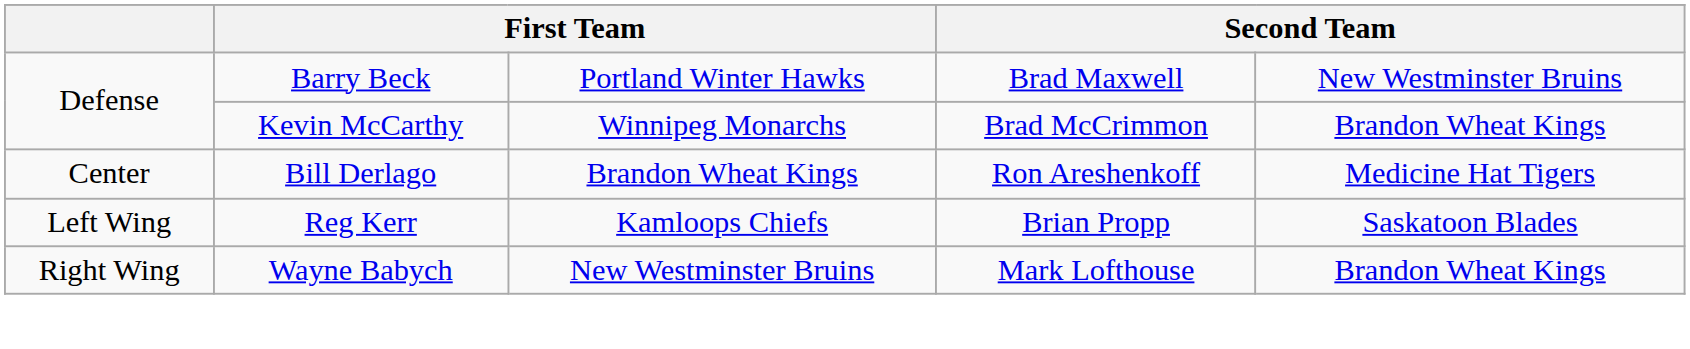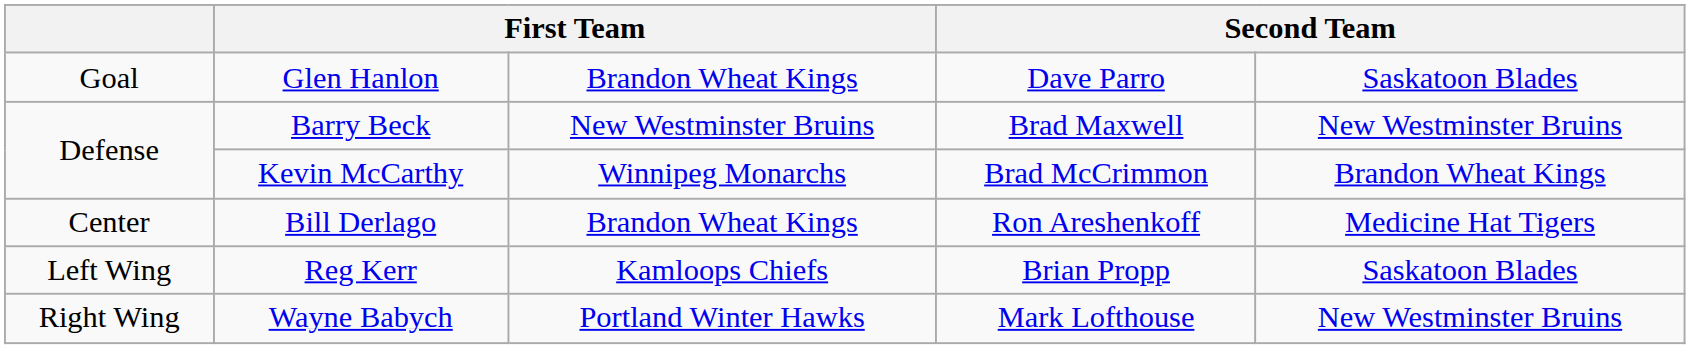+ row: (361, 76)
(722, 76) Portland Winter Hawks -> (722, 125) New Westminster Bruins
(722, 269) New Westminster Bruins -> (722, 317) Portland Winter Hawks
(1470, 269) Brandon Wheat Kings -> (1470, 317) New Westminster Bruins
